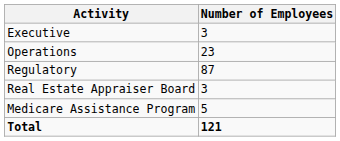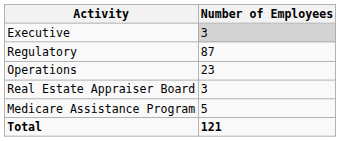(204, 33) no background -> (204, 33) lightgrey background
rows swapped: (42, 52) <-> (42, 70)
